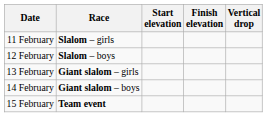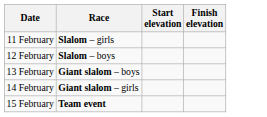- column: (244, 18)
(98, 72) Giant slalom – girls -> (99, 72) Giant slalom – boys
(99, 88) Giant slalom – boys -> (98, 88) Giant slalom – girls
